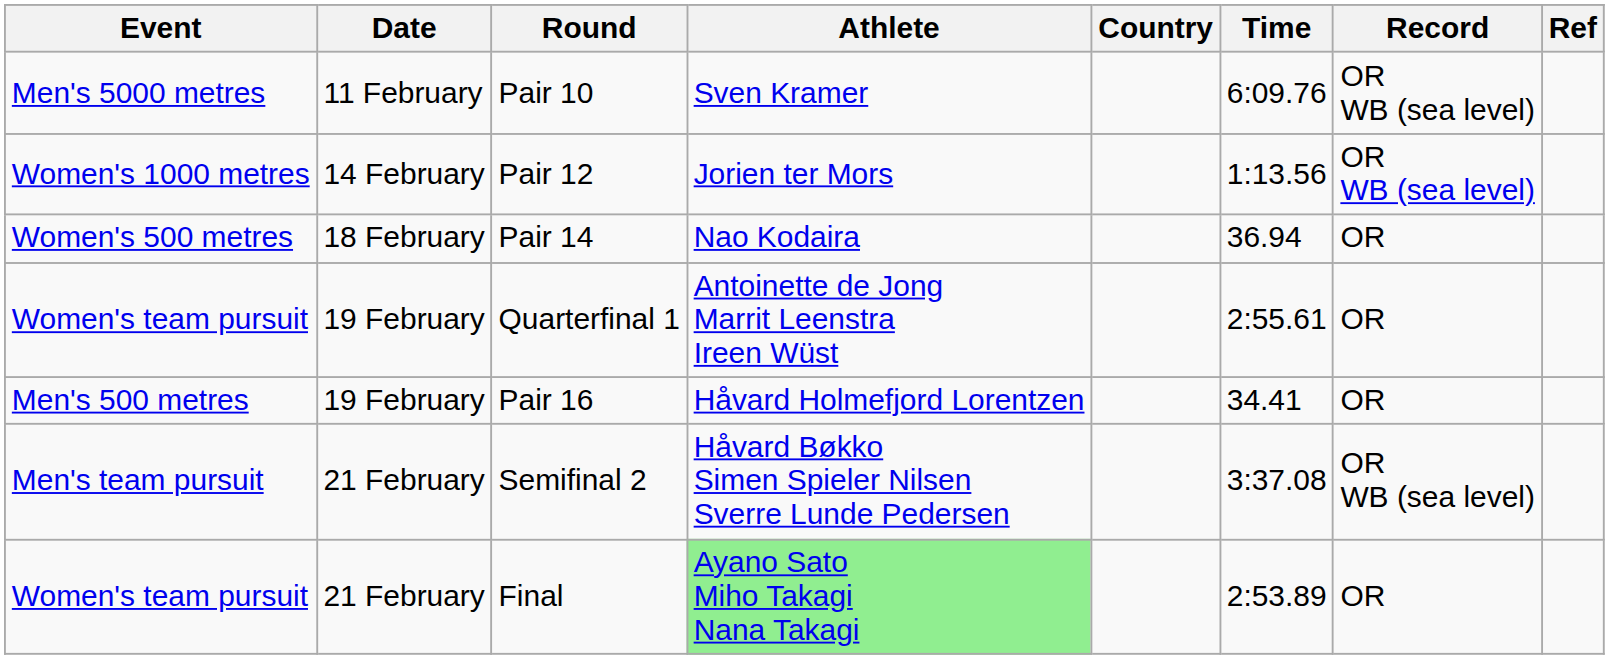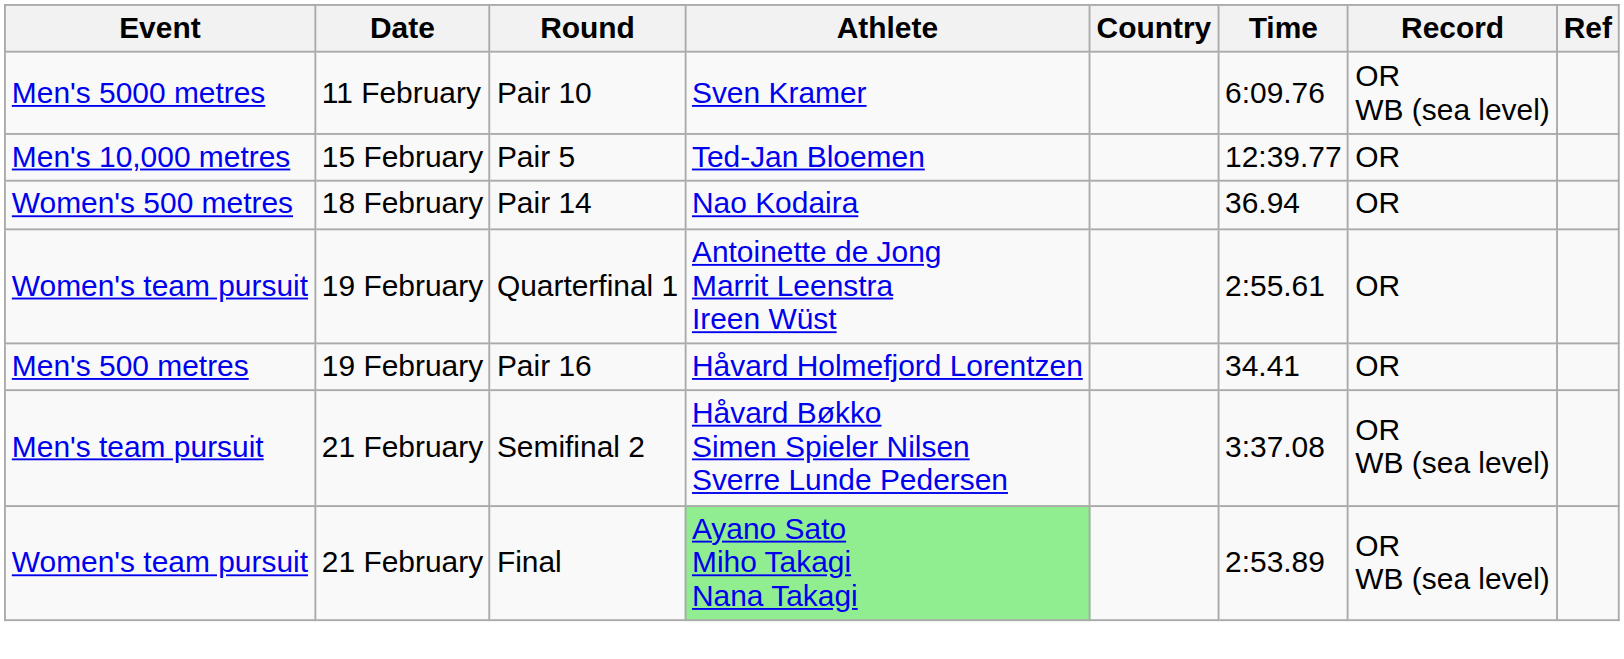- row: (546, 173)
+ row: (536, 156)
(1363, 596) OR -> (1453, 562) OR WB (sea level)
